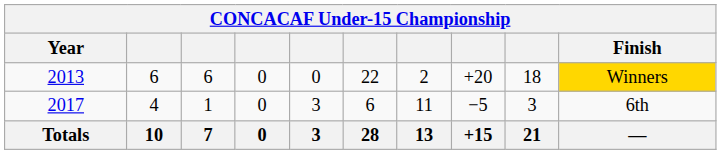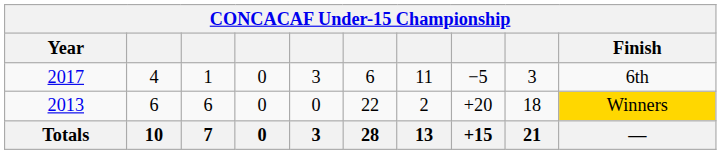rows swapped: (66, 76) <-> (66, 105)
